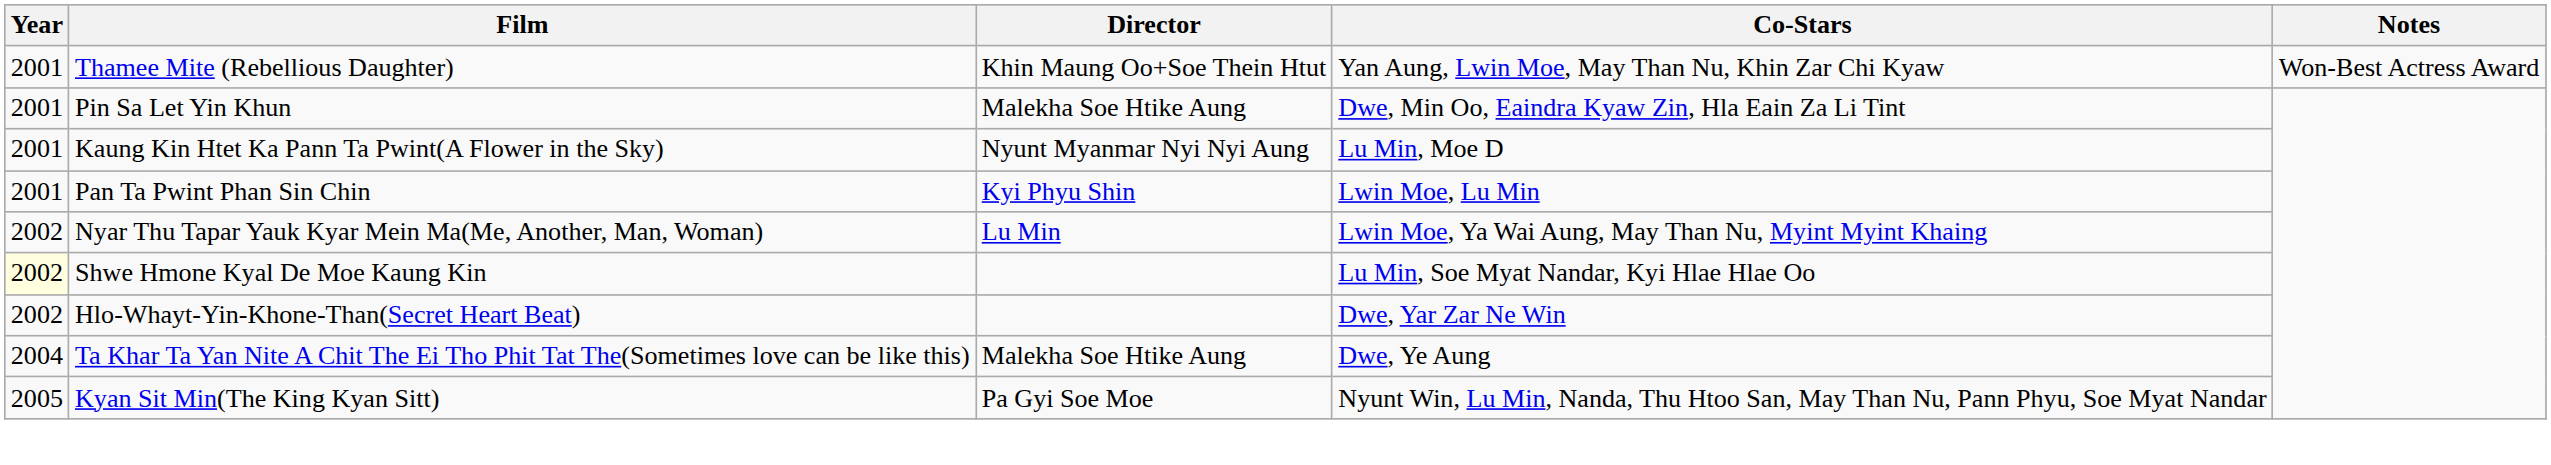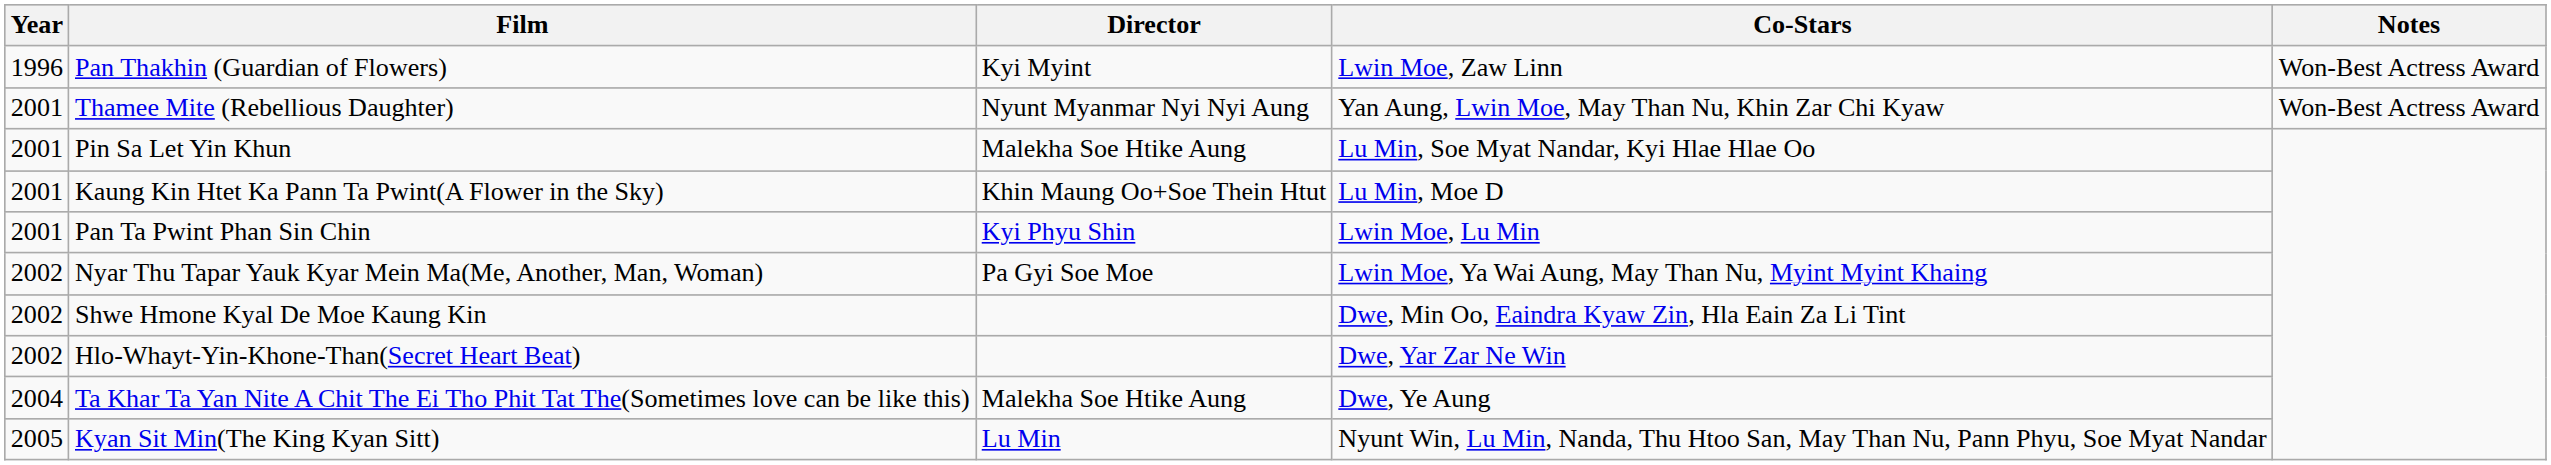+ row: (261, 66)
(1154, 66) Khin Maung Oo+Soe Thein Htut -> (1145, 107) Nyunt Myanmar Nyi Nyi Aung
(1622, 107) Dwe, Min Oo, Eaindra Kyaw Zin, Hla Eain Za Li Tint -> (1577, 149) Lu Min, Soe Myat Nandar, Kyi Hlae Hlae Oo
(1145, 149) Nyunt Myanmar Nyi Nyi Aung -> (1154, 190) Khin Maung Oo+Soe Thein Htut
(1021, 231) Lu Min -> (1068, 273) Pa Gyi Soe Moe
(37, 273) lightyellow background -> (37, 314) no background
(1577, 273) Lu Min, Soe Myat Nandar, Kyi Hlae Hlae Oo -> (1622, 314) Dwe, Min Oo, Eaindra Kyaw Zin, Hla Eain Za Li Tint
(1068, 397) Pa Gyi Soe Moe -> (1021, 438) Lu Min
